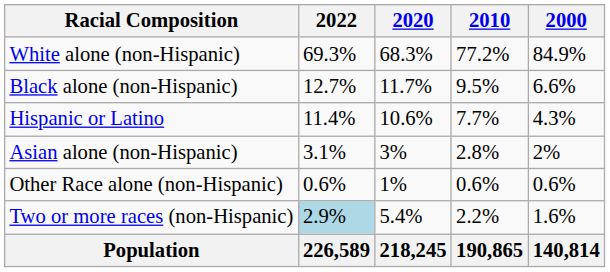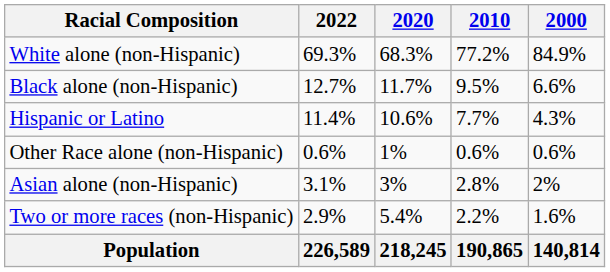rows swapped: (123, 151) <-> (146, 184)
(324, 217) lightblue background -> (324, 217) no background
